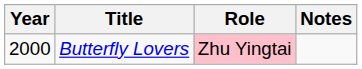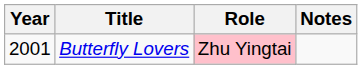(30, 49) 2000 -> (30, 49) 2001
